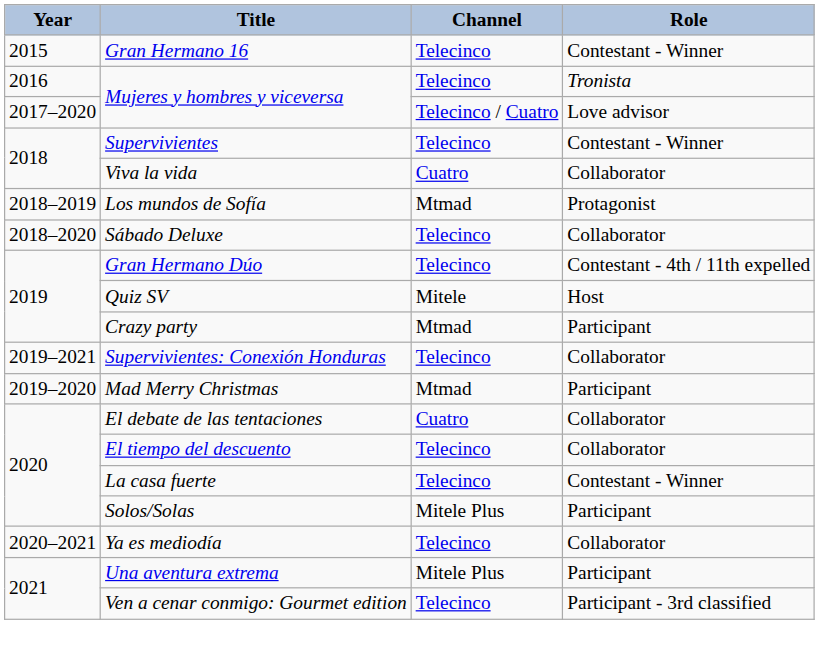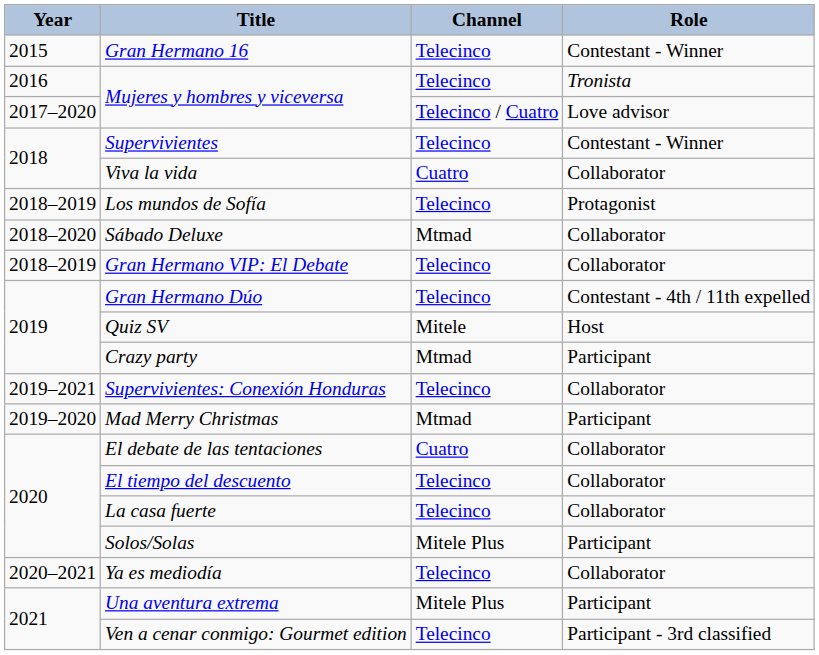(444, 204) Mtmad -> (453, 204) Telecinco
(453, 234) Telecinco -> (444, 234) Mtmad
+ row: (53, 265)
(645, 480) Contestant - Winner -> (616, 511) Collaborator
